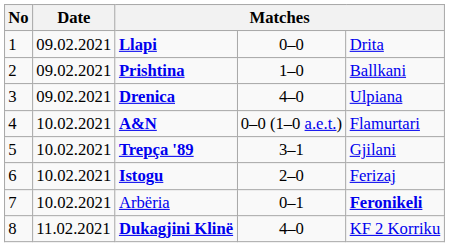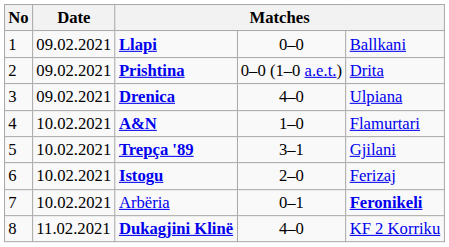(367, 44) Drita -> (378, 44) Ballkani
(291, 70) 1–0 -> (291, 70) 0–0 (1–0 a.e.t.)
(378, 70) Ballkani -> (367, 70) Drita
(291, 123) 0–0 (1–0 a.e.t.) -> (291, 123) 1–0
